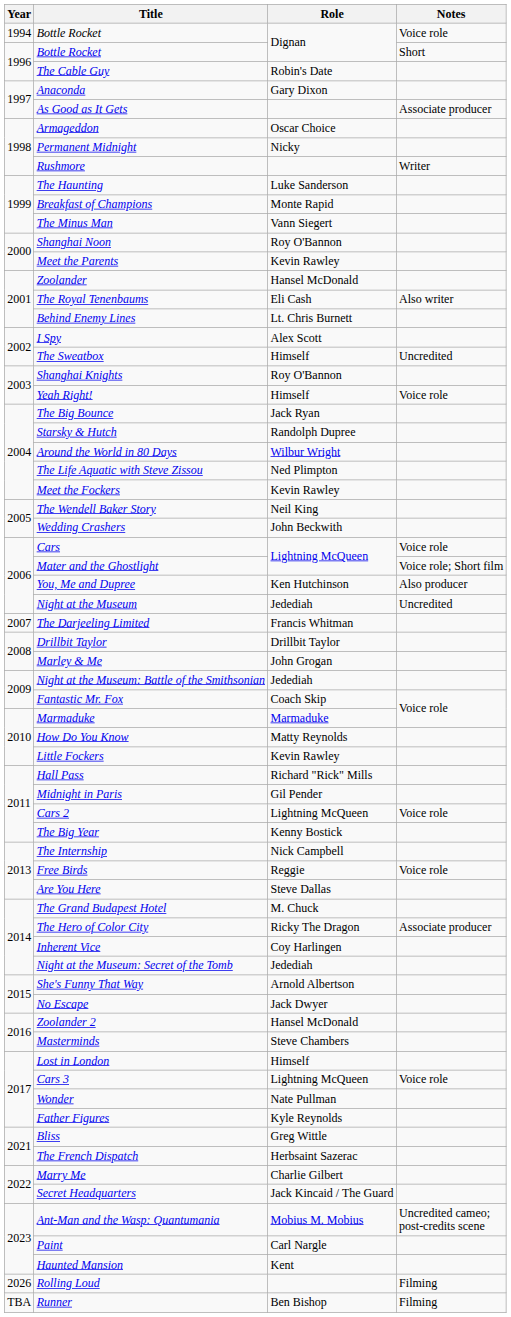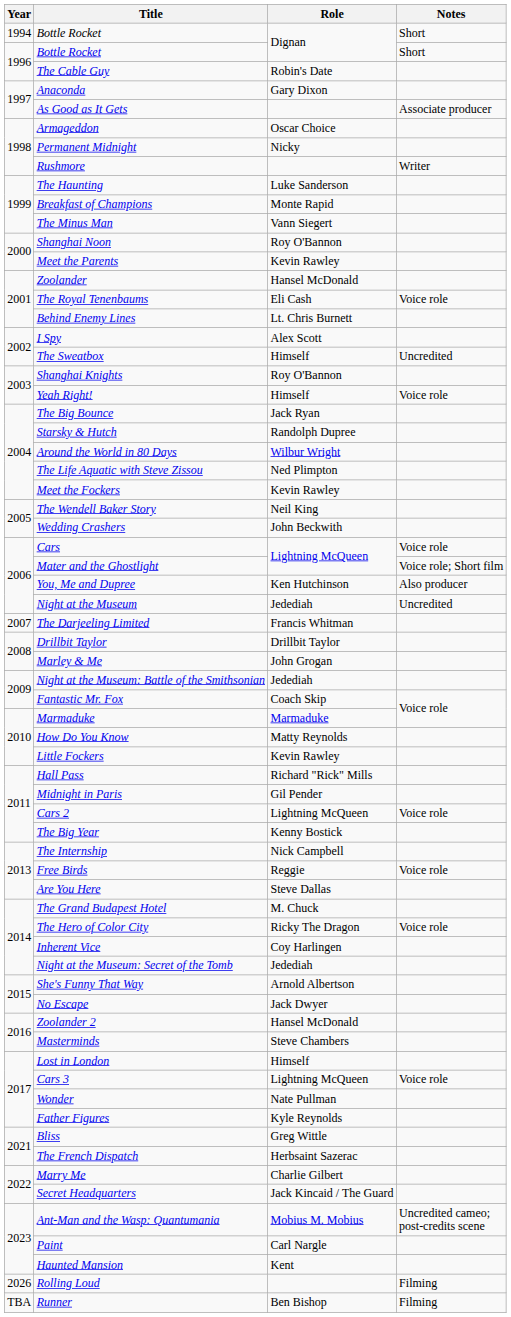(424, 33) Voice role -> (412, 33) Short
(426, 299) Also writer -> (424, 299) Voice role
(445, 927) Associate producer -> (424, 927) Voice role
